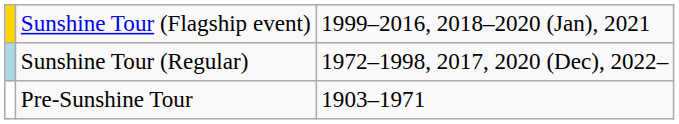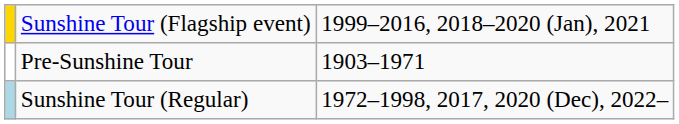rows swapped: (135, 61) <-> (107, 99)
